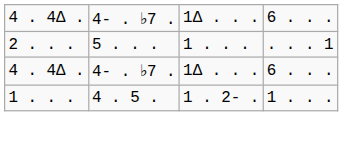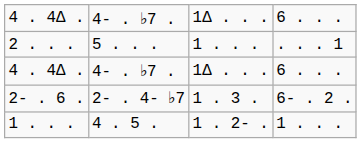+ row: (46, 98)
